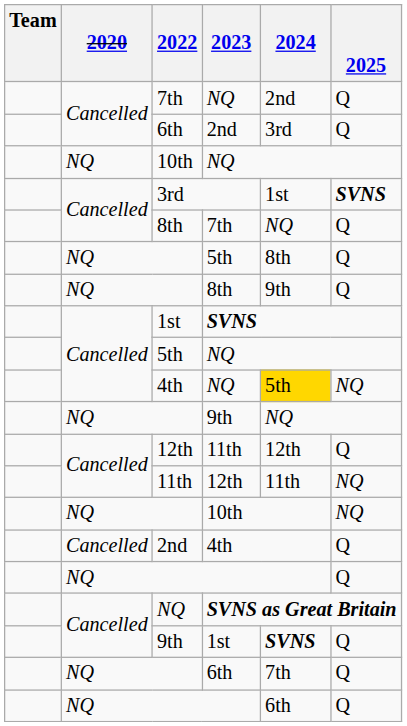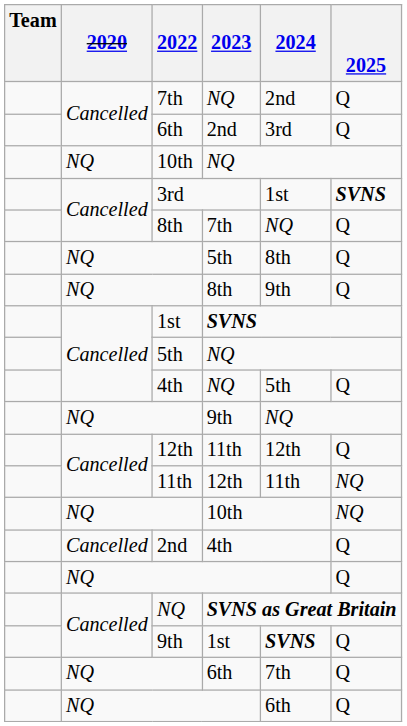(278, 385) gold background -> (278, 385) no background
(349, 385) NQ -> (343, 385) Q
